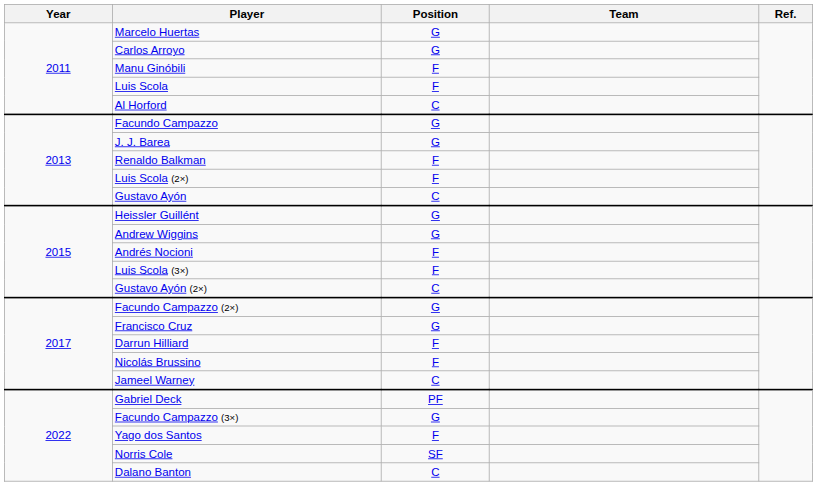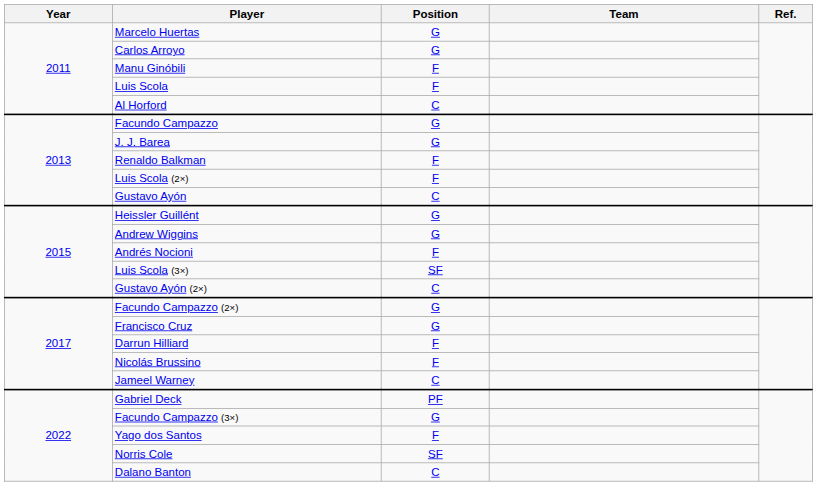(435, 270) F -> (435, 270) SF
